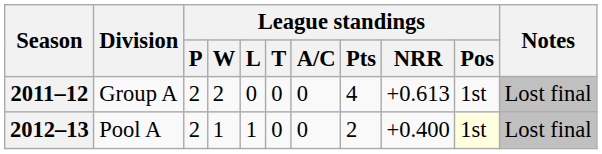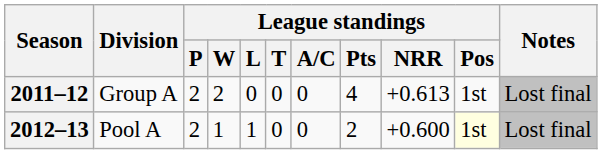(418, 129) +0.400 -> (418, 129) +0.600
